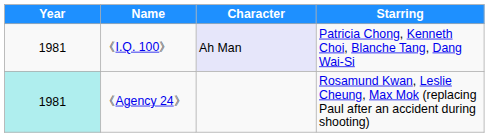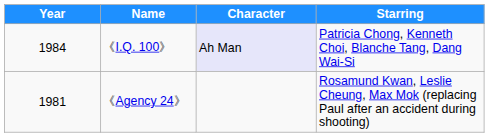(52, 47) 1981 -> (52, 47) 1984
(52, 101) paleturquoise background -> (52, 101) no background
